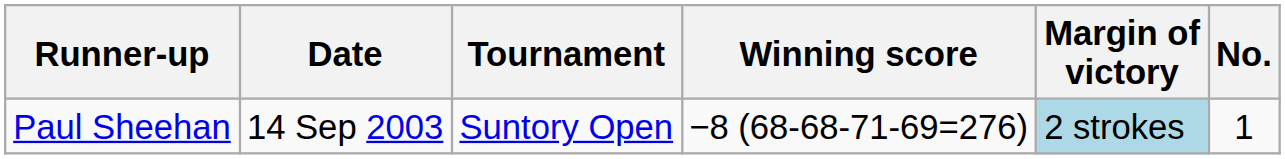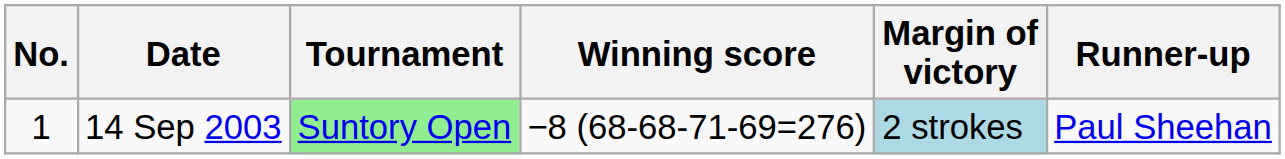columns swapped: (1244, 52) <-> (122, 52)
(566, 126) no background -> (404, 126) lightgreen background
